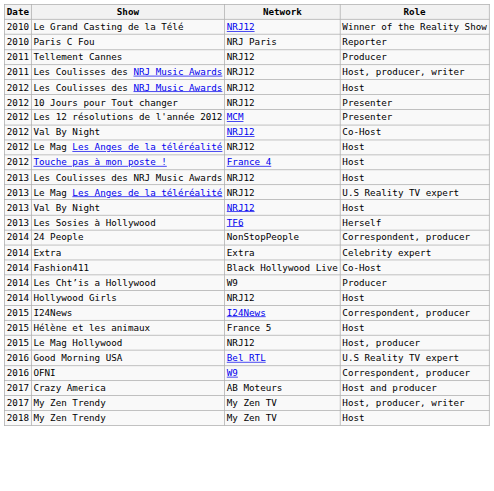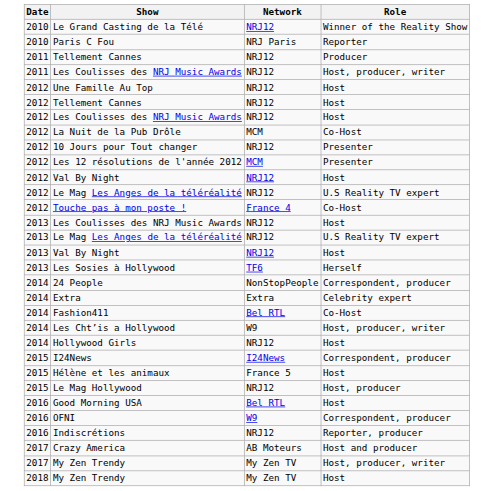+ row: (37, 87)
+ row: (37, 102)
+ row: (37, 132)
(362, 132) Co-Host -> (334, 177) Host
(353, 147) Host -> (381, 192) U.S Reality TV expert
(353, 162) Host -> (342, 207) Co-Host
(282, 268) Black Hollywood Live -> (266, 313) Bel RTL
(365, 283) Producer -> (384, 328) Host, producer, writer
(401, 358) U.S Reality TV expert -> (334, 403) Host
+ row: (37, 433)
